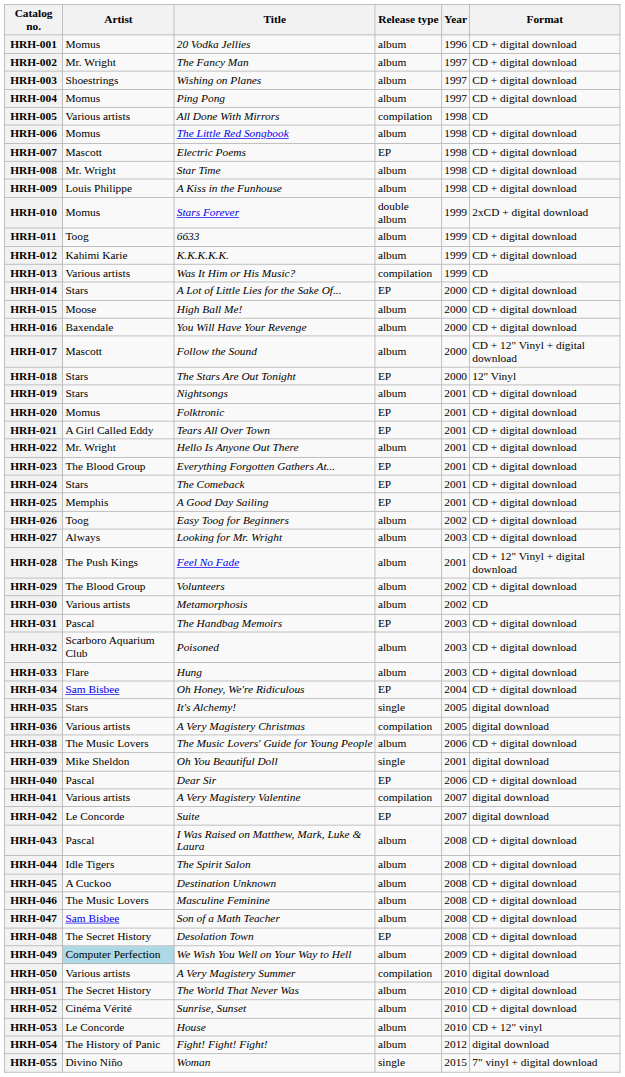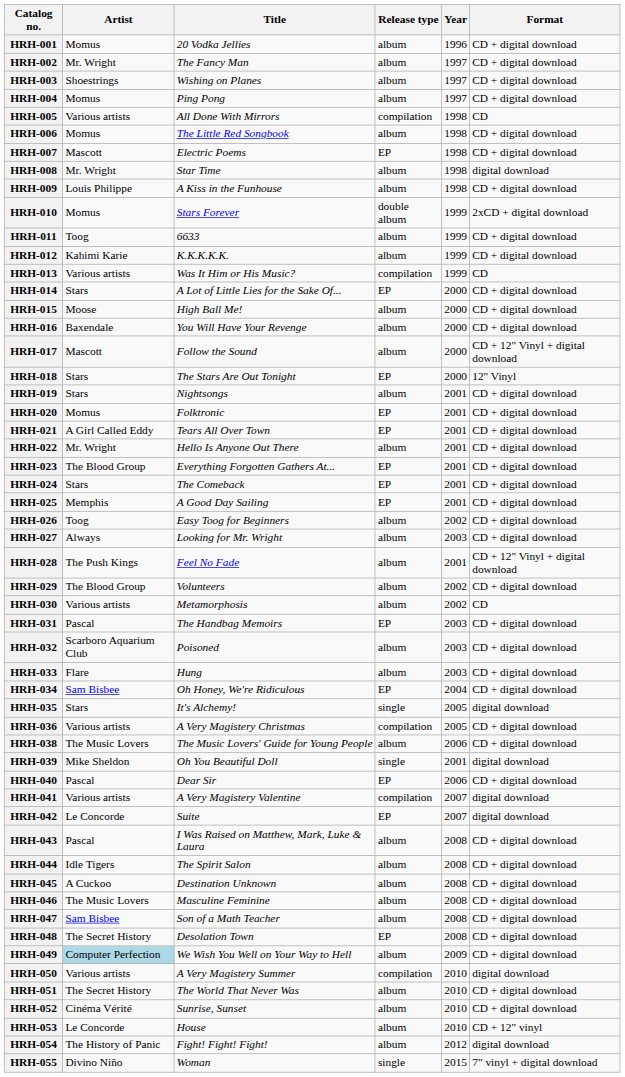(524, 170) CD + digital download -> (511, 170) digital download
(511, 725) digital download -> (524, 725) CD + digital download
